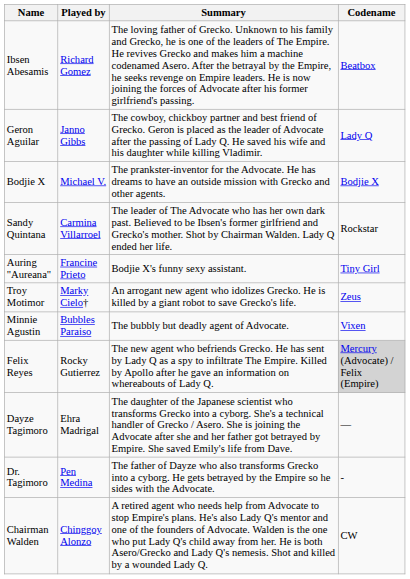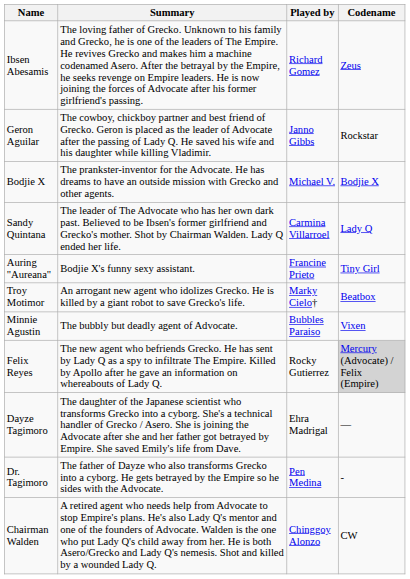columns swapped: (83, 12) <-> (224, 12)
(358, 65) Beatbox -> (351, 65) Zeus
(356, 135) Lady Q -> (359, 135) Rockstar
(359, 228) Rockstar -> (356, 228) Lady Q
(351, 297) Zeus -> (358, 297) Beatbox
